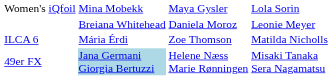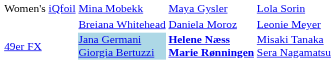- row: (21, 39)
(208, 61) normal -> (211, 46) bold
